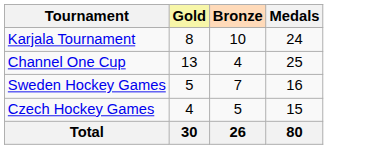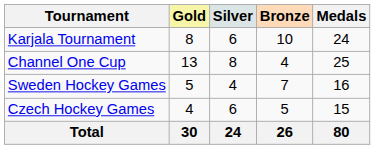+ column: (233, 16)
